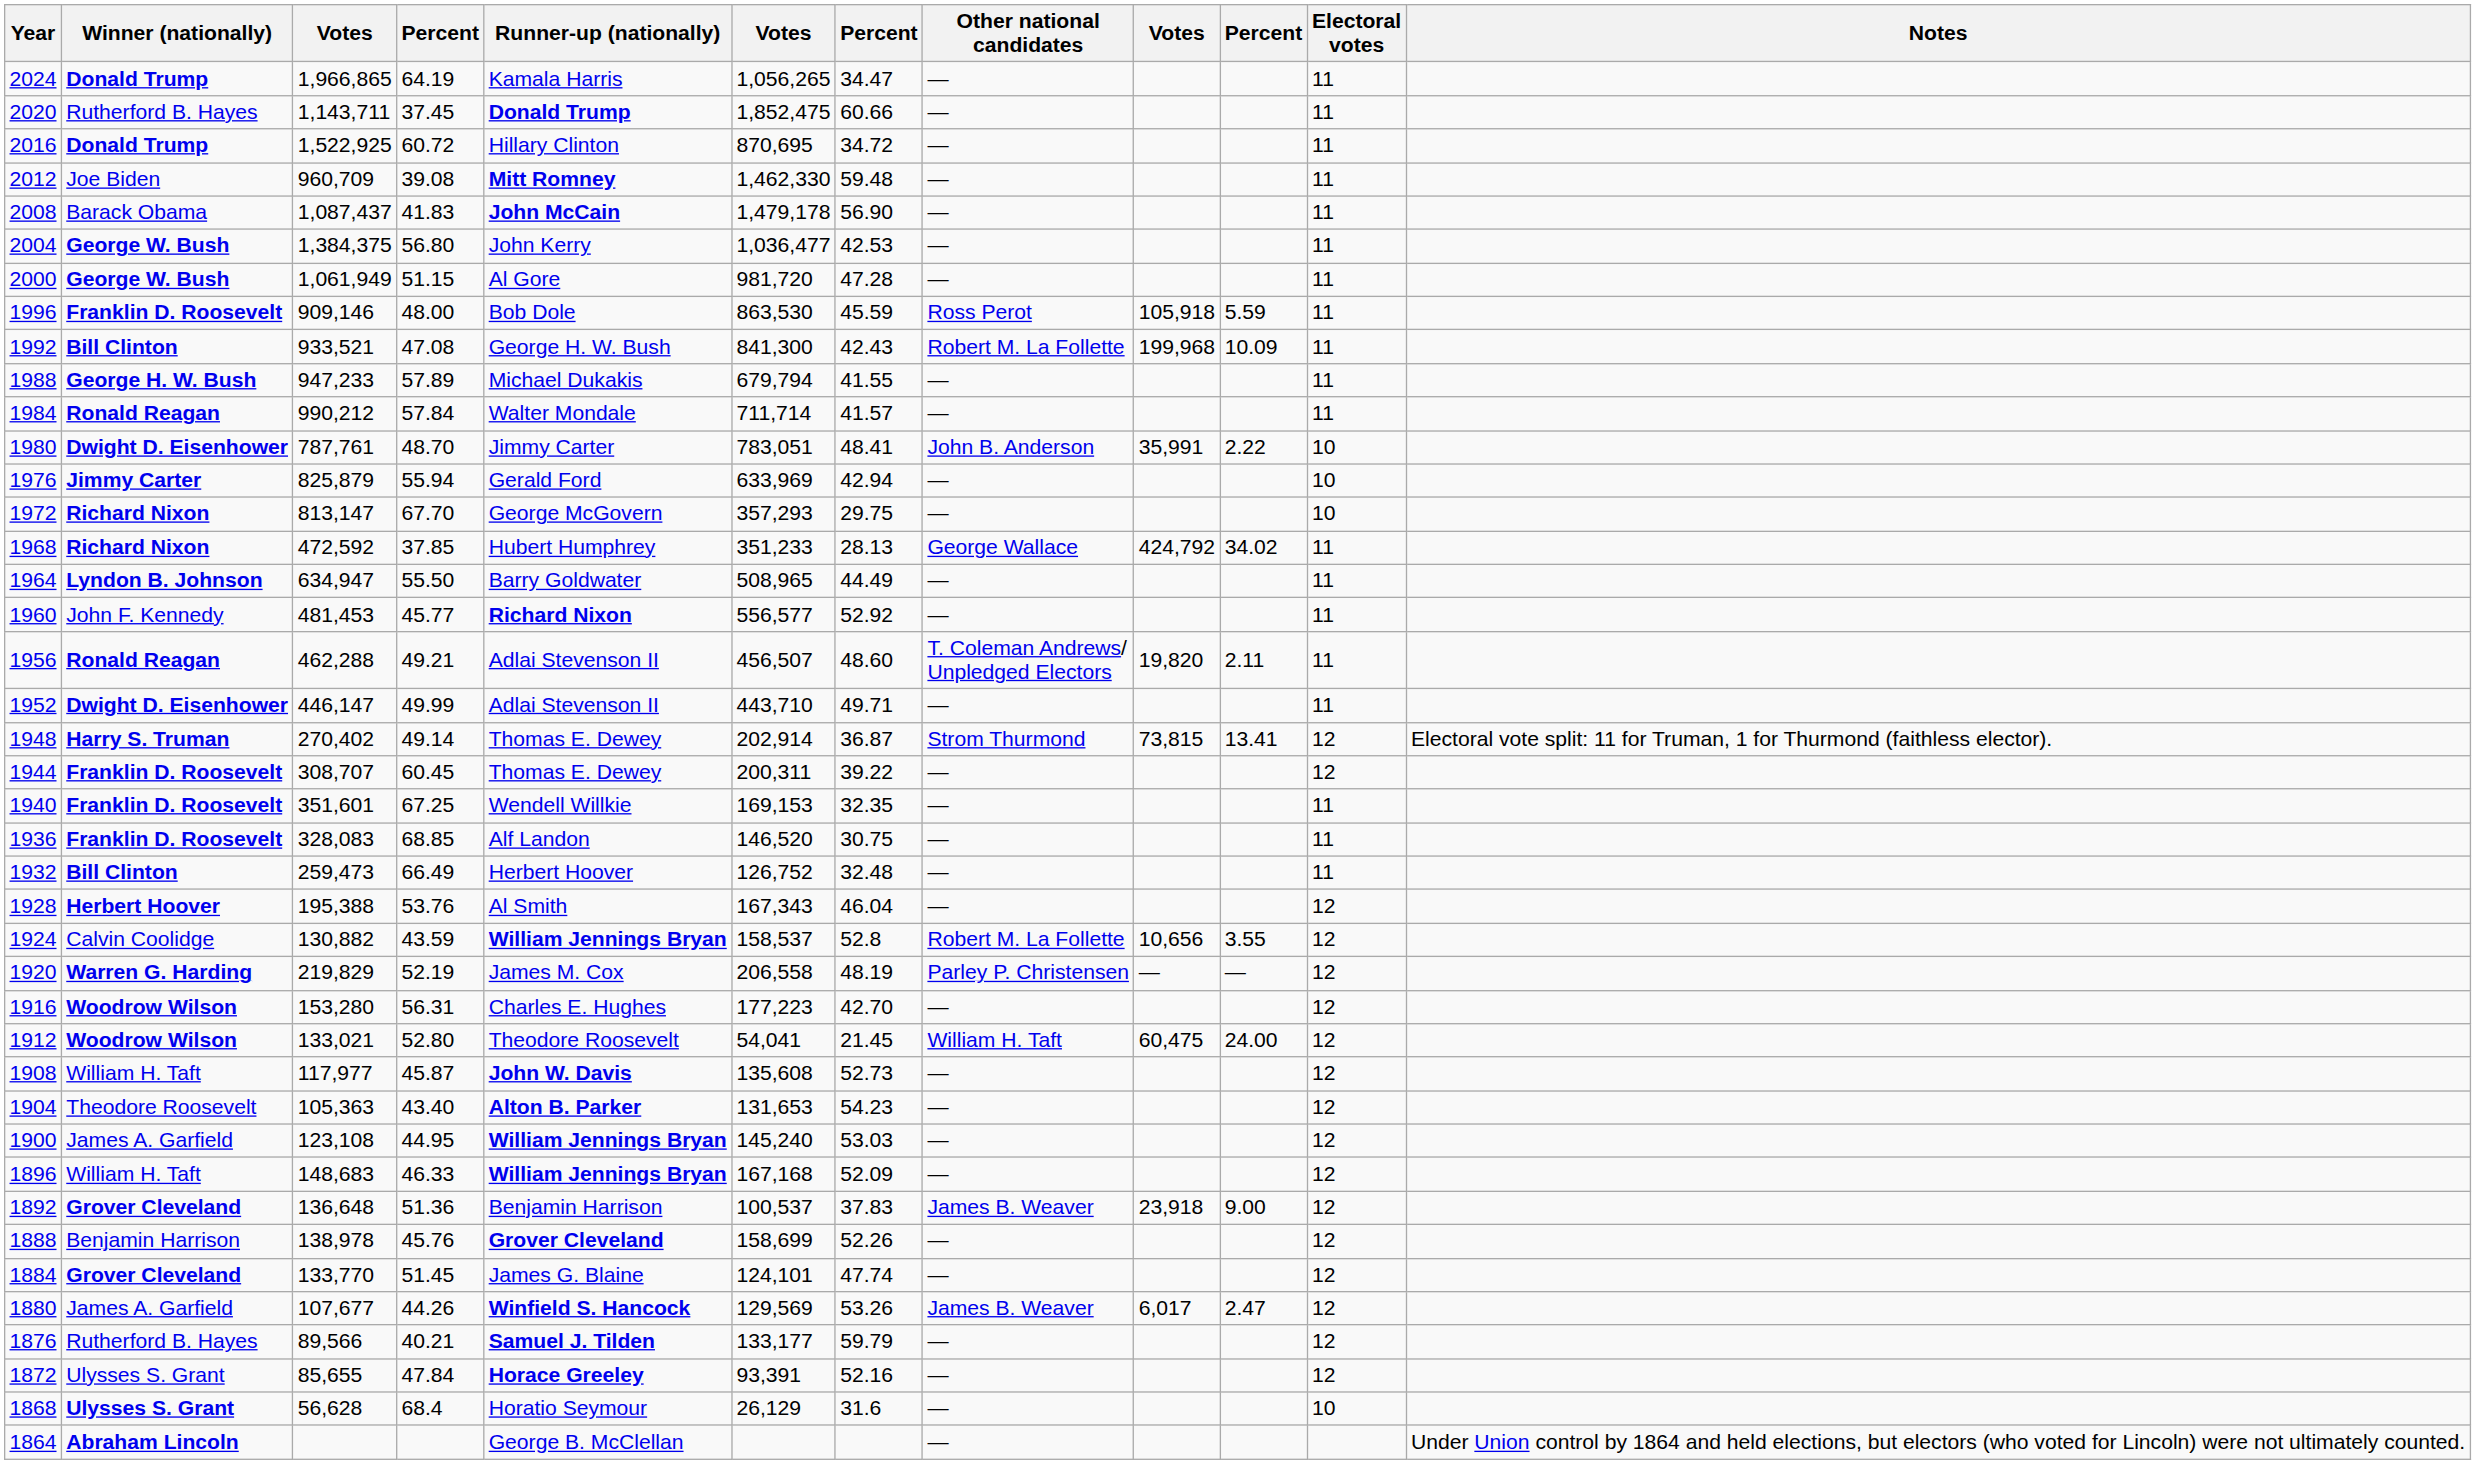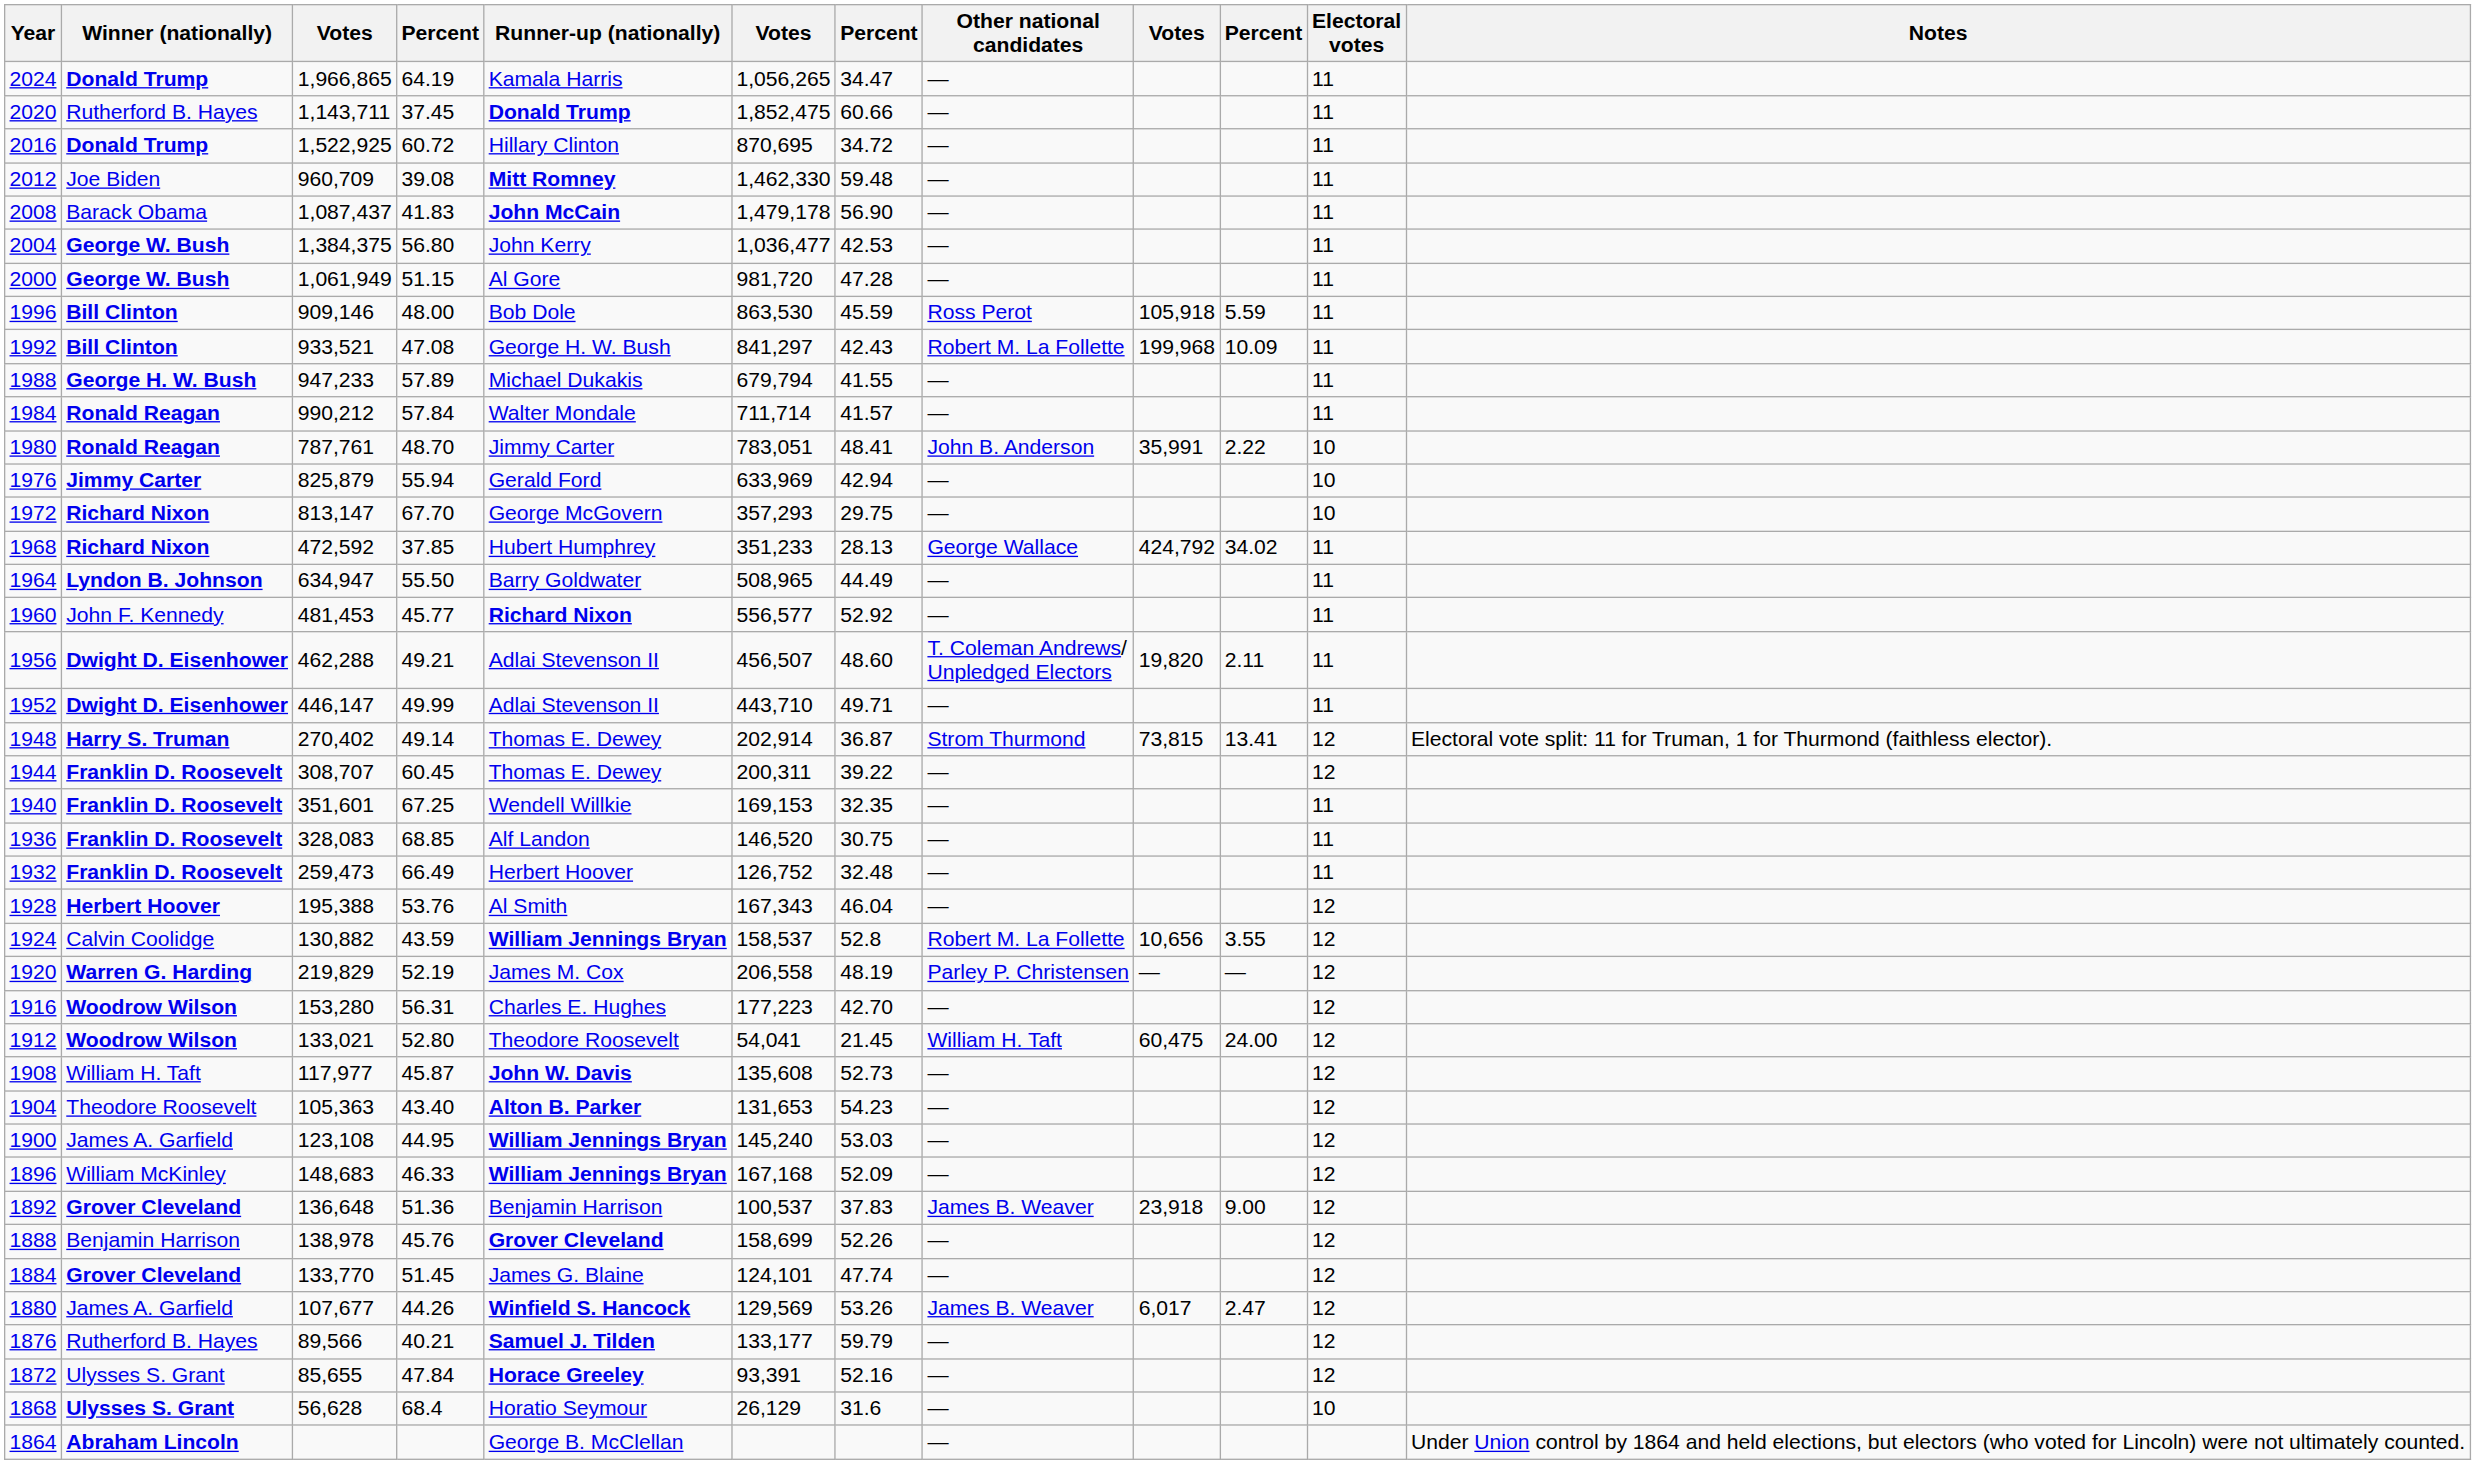(174, 312) Franklin D. Roosevelt -> (122, 312) Bill Clinton
(775, 346) 841,300 -> (775, 346) 841,297
(177, 446) Dwight D. Eisenhower -> (143, 446) Ronald Reagan
(143, 659) Ronald Reagan -> (177, 659) Dwight D. Eisenhower
(122, 872) Bill Clinton -> (174, 872) Franklin D. Roosevelt
(134, 1174) William H. Taft -> (146, 1174) William McKinley
